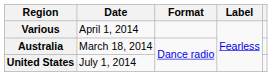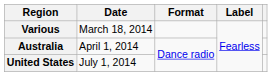(109, 29) April 1, 2014 -> (116, 29) March 18, 2014
(116, 46) March 18, 2014 -> (109, 46) April 1, 2014
